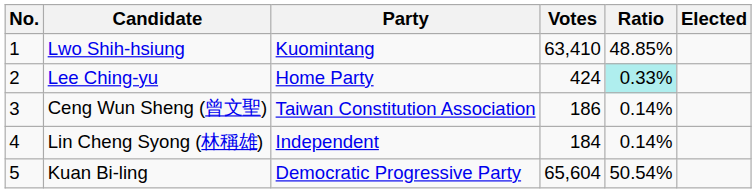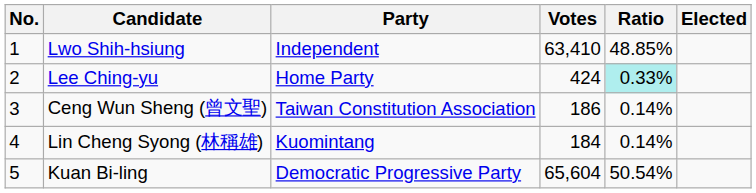(325, 48) Kuomintang -> (327, 48) Independent
(327, 142) Independent -> (325, 142) Kuomintang
